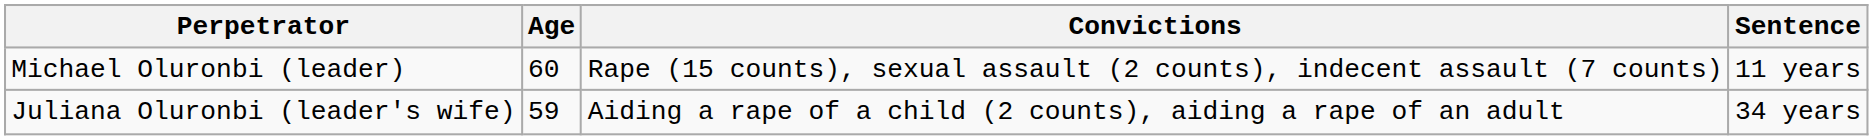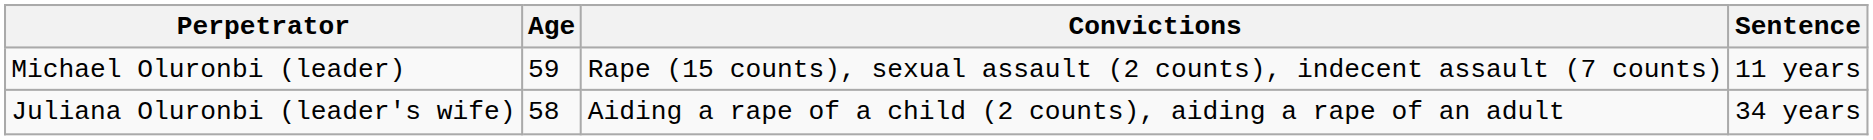(544, 69) 60 -> (544, 69) 59
(544, 112) 59 -> (544, 112) 58
